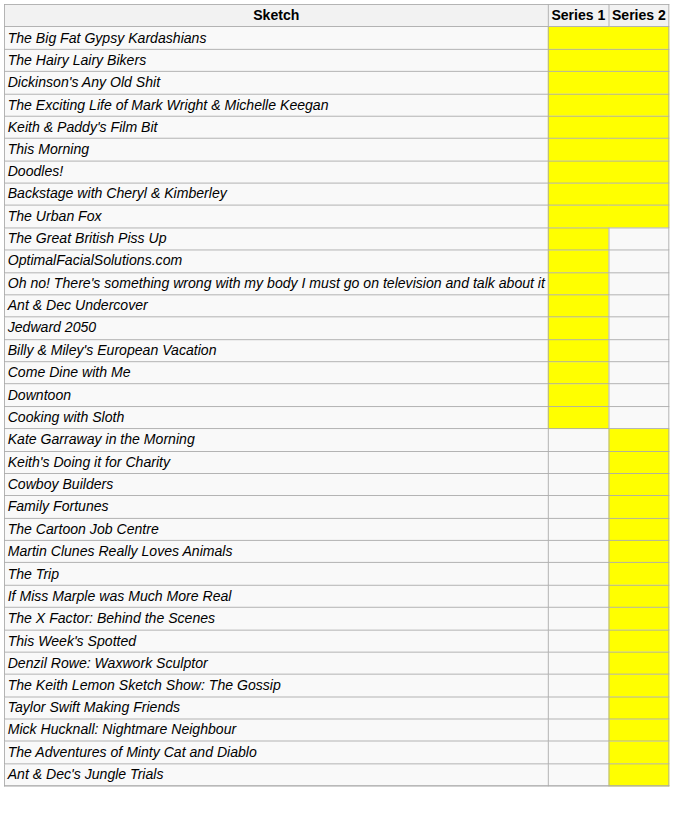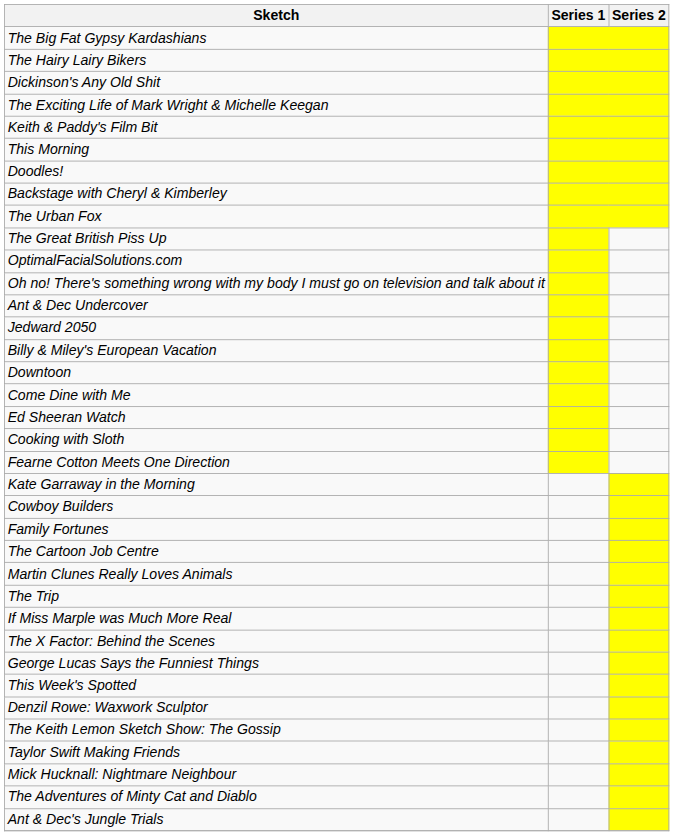rows swapped: (39, 395) <-> (69, 372)
+ row: (67, 417)
+ row: (119, 462)
- row: (89, 462)
+ row: (133, 663)
